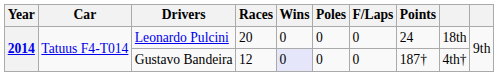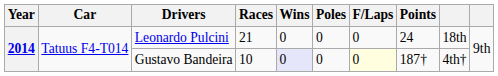(246, 37) 20 -> (246, 37) 21
(246, 60) 12 -> (246, 60) 10
(356, 60) no background -> (356, 60) lightyellow background
